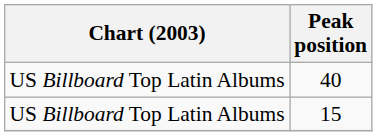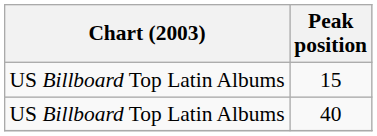rows swapped: (331, 79) <-> (331, 113)
